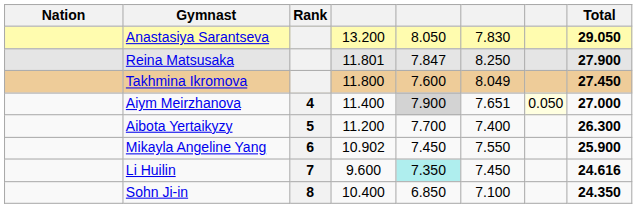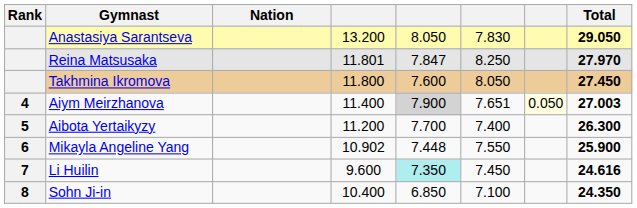columns swapped: (310, 15) <-> (64, 15)
(599, 59) 27.900 -> (599, 59) 27.970
(493, 81) 8.049 -> (493, 81) 8.050
(599, 103) 27.000 -> (599, 103) 27.003
(428, 148) 7.450 -> (428, 148) 7.448
